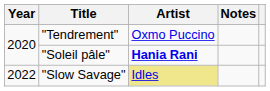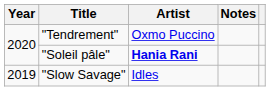(22, 75) 2022 -> (22, 75) 2019
(145, 75) khaki background -> (145, 75) no background
